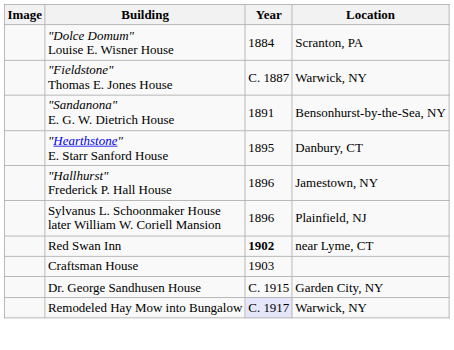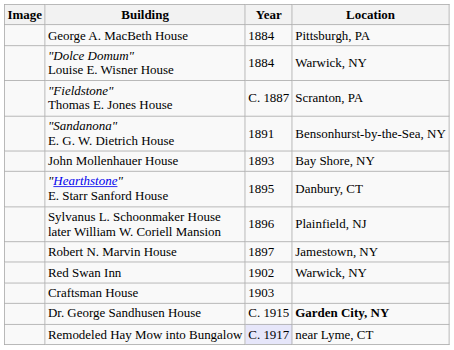+ row: (118, 35)
(329, 42) Scranton, PA -> (331, 63) Warwick, NY
(331, 77) Warwick, NY -> (329, 98) Scranton, PA
+ row: (113, 161)
- row: (110, 183)
+ row: (112, 252)
(261, 246) bold -> (261, 272) normal
(334, 246) near Lyme, CT -> (331, 272) Warwick, NY
(339, 287) normal -> (342, 313) bold
(331, 307) Warwick, NY -> (334, 334) near Lyme, CT
